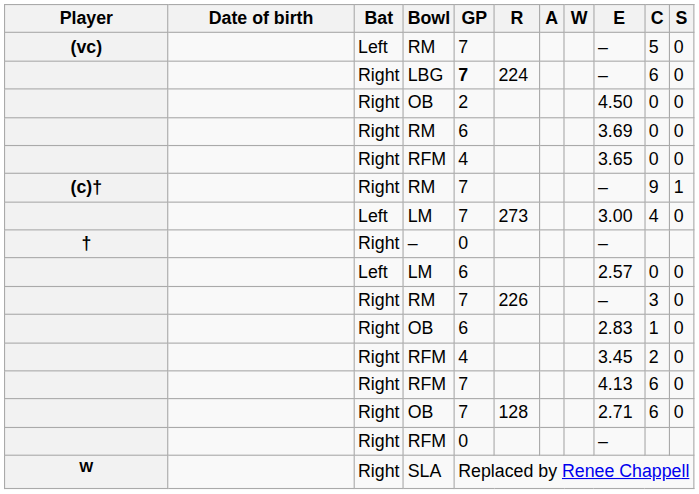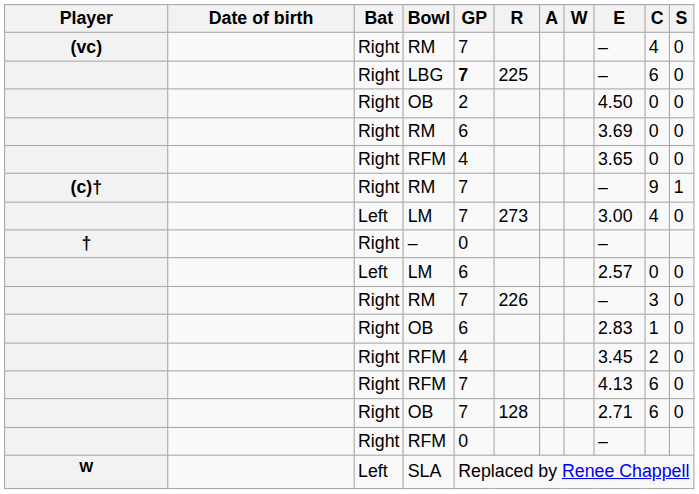(373, 46) Left -> (379, 46) Right
(654, 46) 5 -> (654, 46) 4
(513, 74) 224 -> (513, 74) 225
(379, 471) Right -> (373, 471) Left
